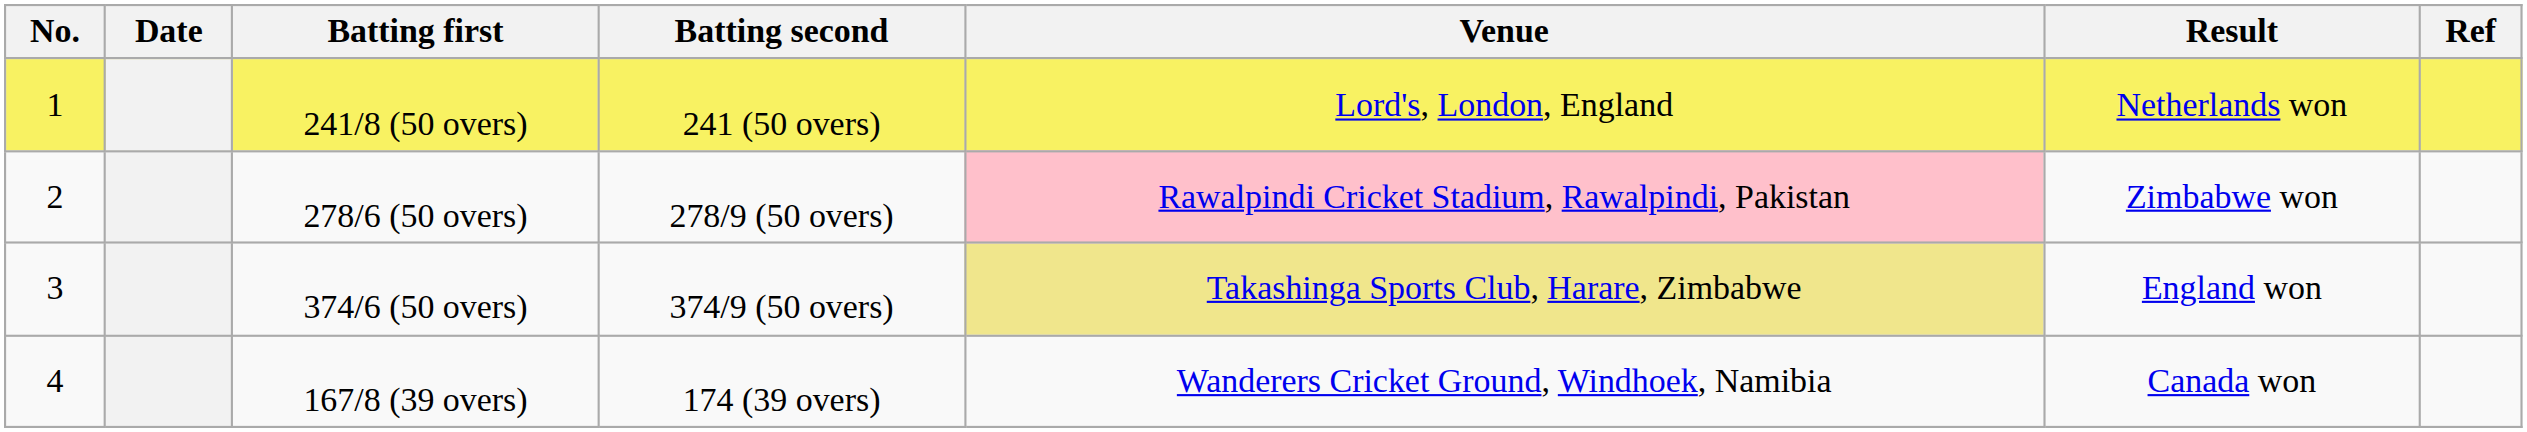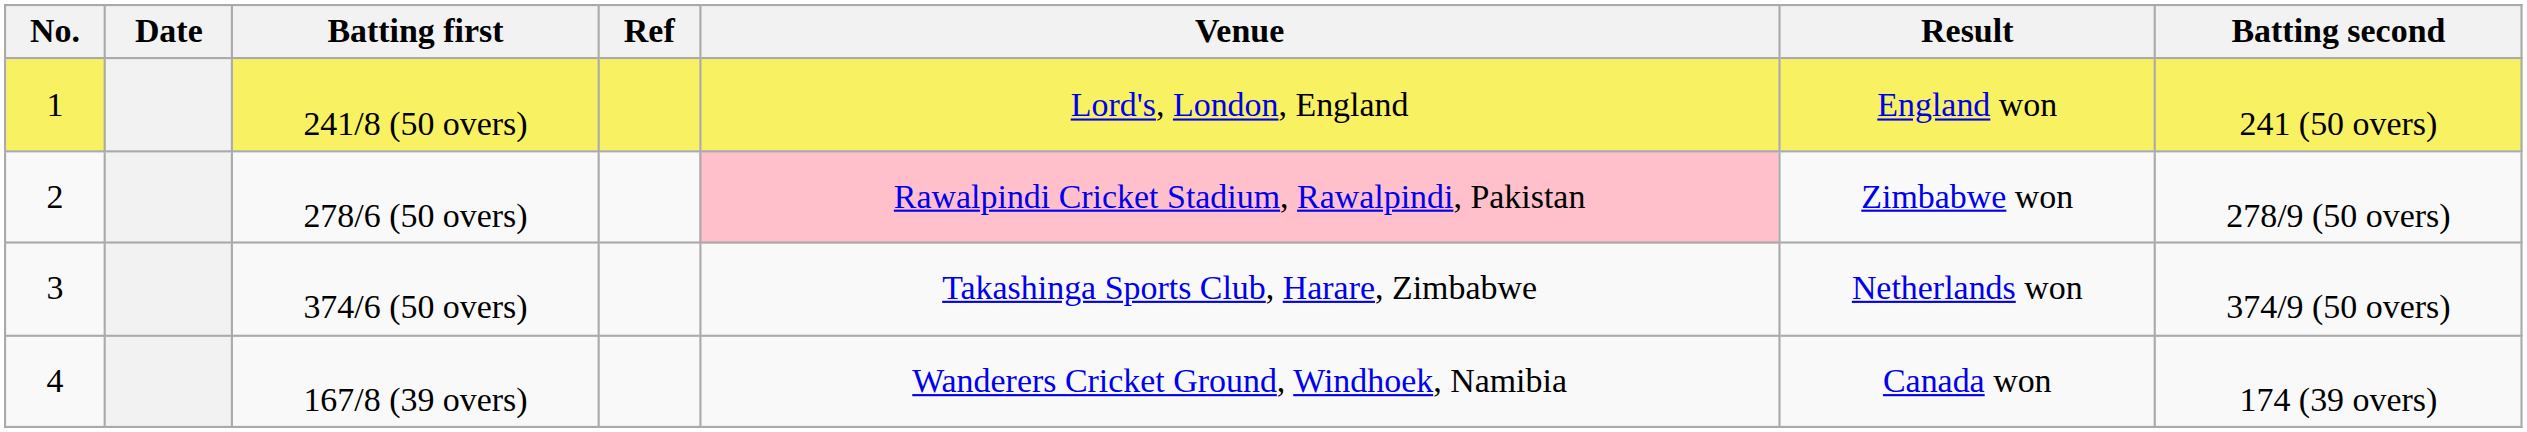columns swapped: (782, 31) <-> (2471, 31)
(2232, 104) Netherlands won -> (1967, 104) England won
(1504, 288) khaki background -> (1240, 288) no background
(2232, 288) England won -> (1967, 288) Netherlands won
